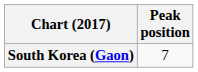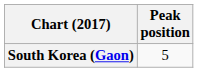(165, 55) 7 -> (165, 55) 5
